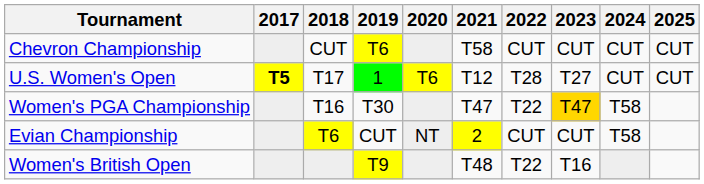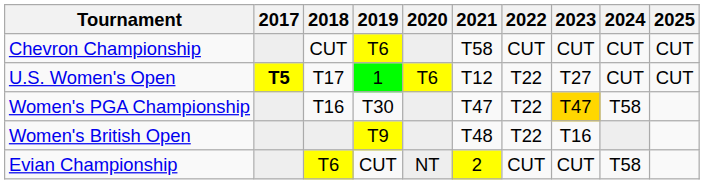(526, 78) T28 -> (526, 78) T22
rows swapped: (93, 136) <-> (100, 165)
